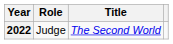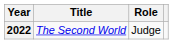columns swapped: (116, 13) <-> (51, 13)
